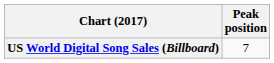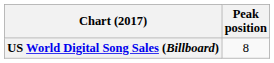(246, 48) 7 -> (246, 48) 8
